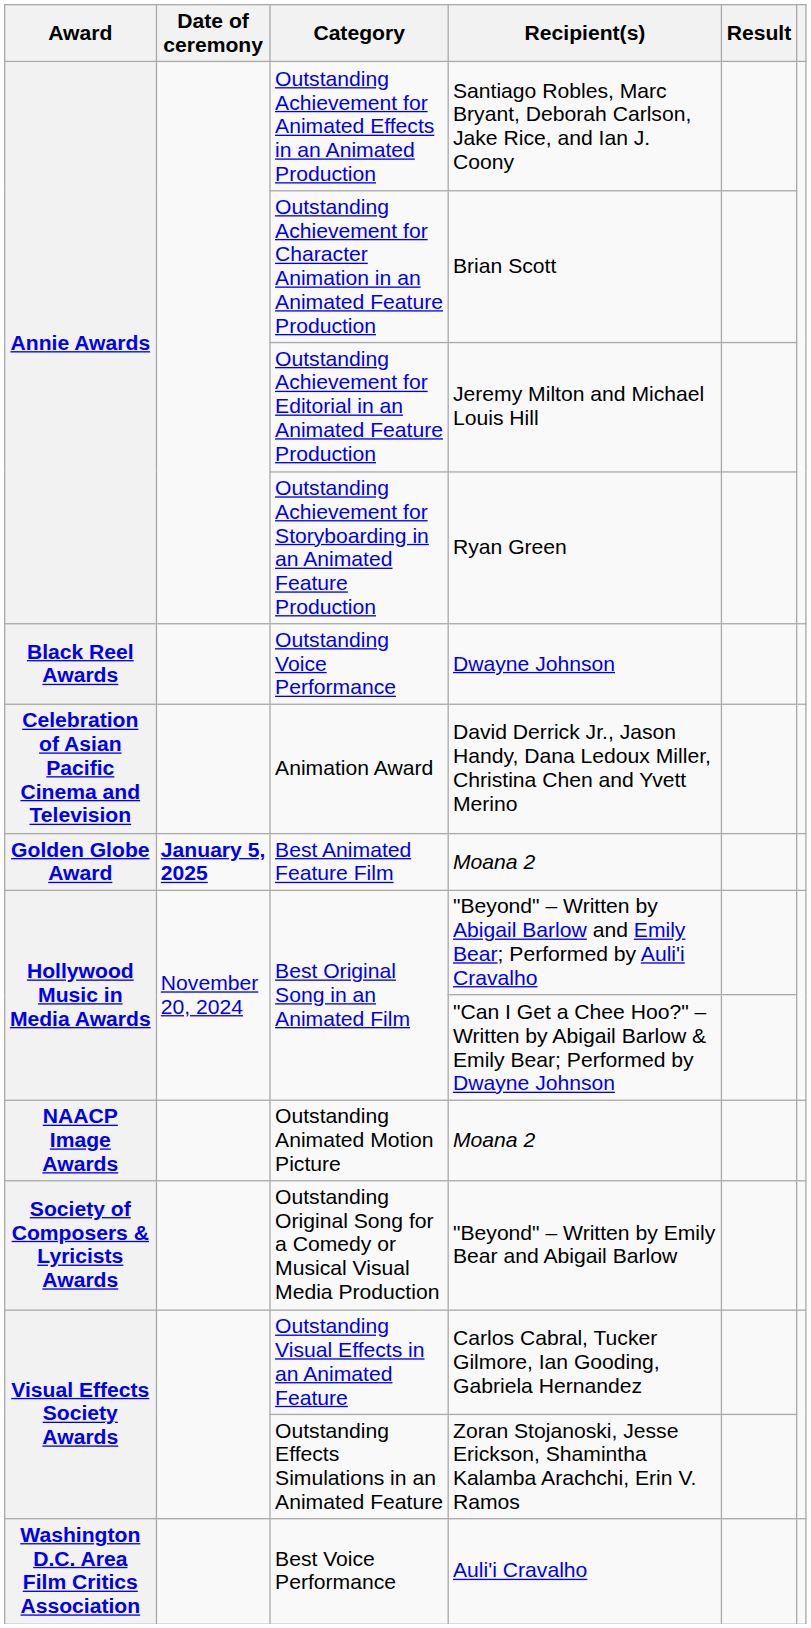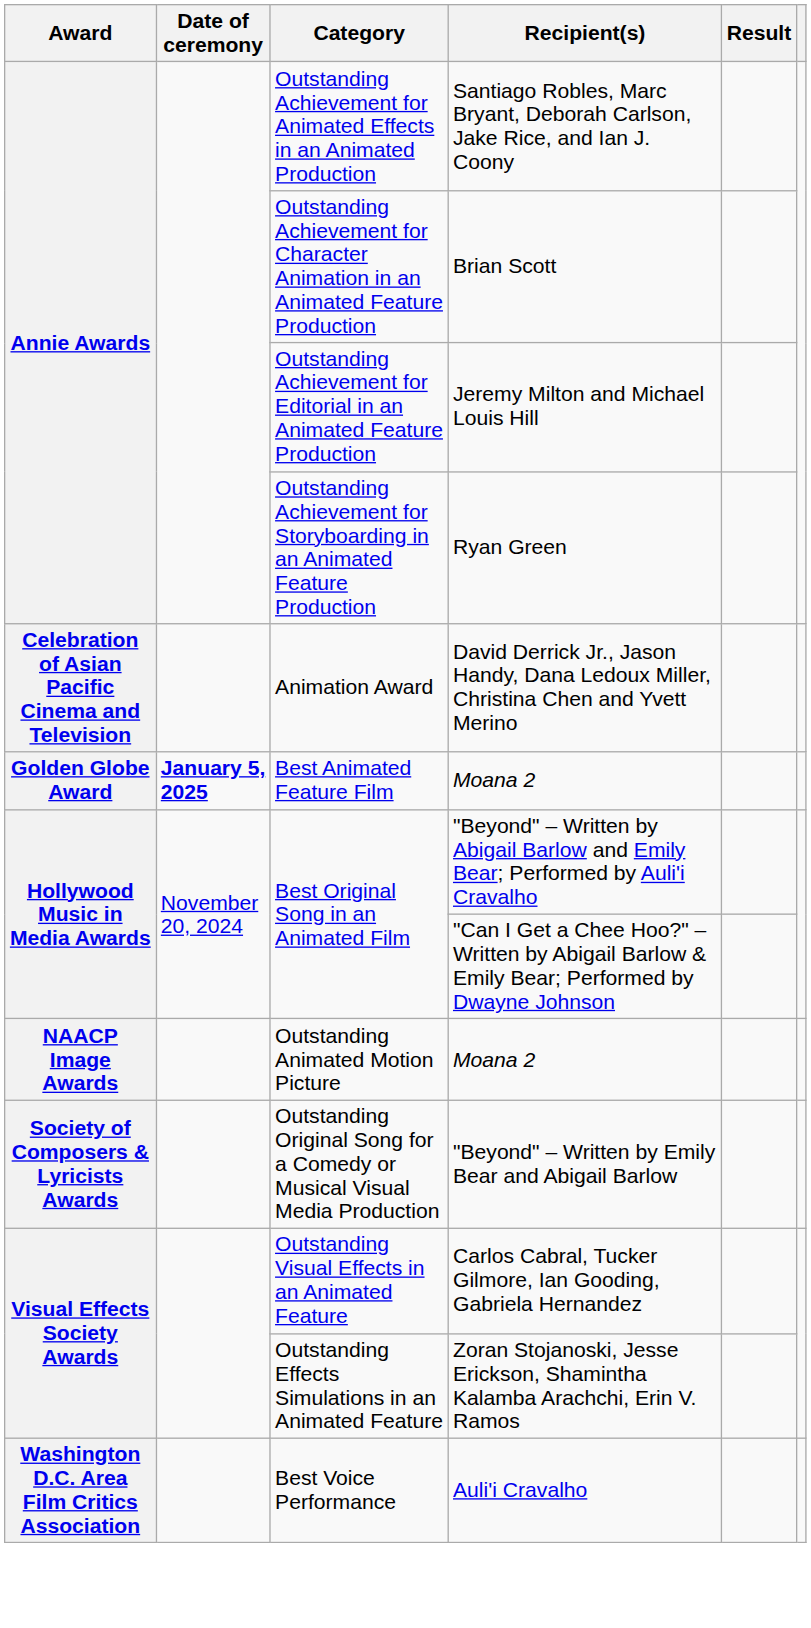- row: (336, 663)
